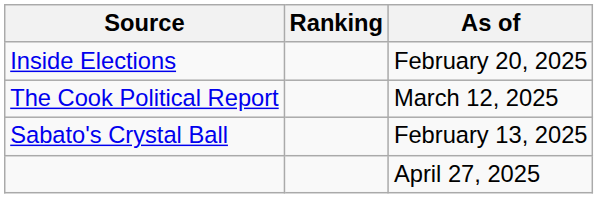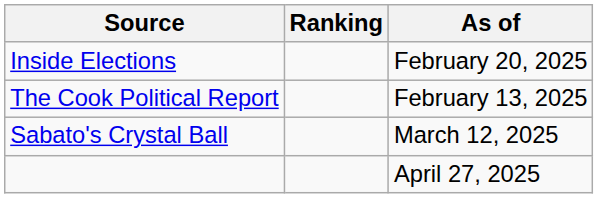(476, 98) March 12, 2025 -> (491, 98) February 13, 2025
(491, 135) February 13, 2025 -> (476, 135) March 12, 2025
